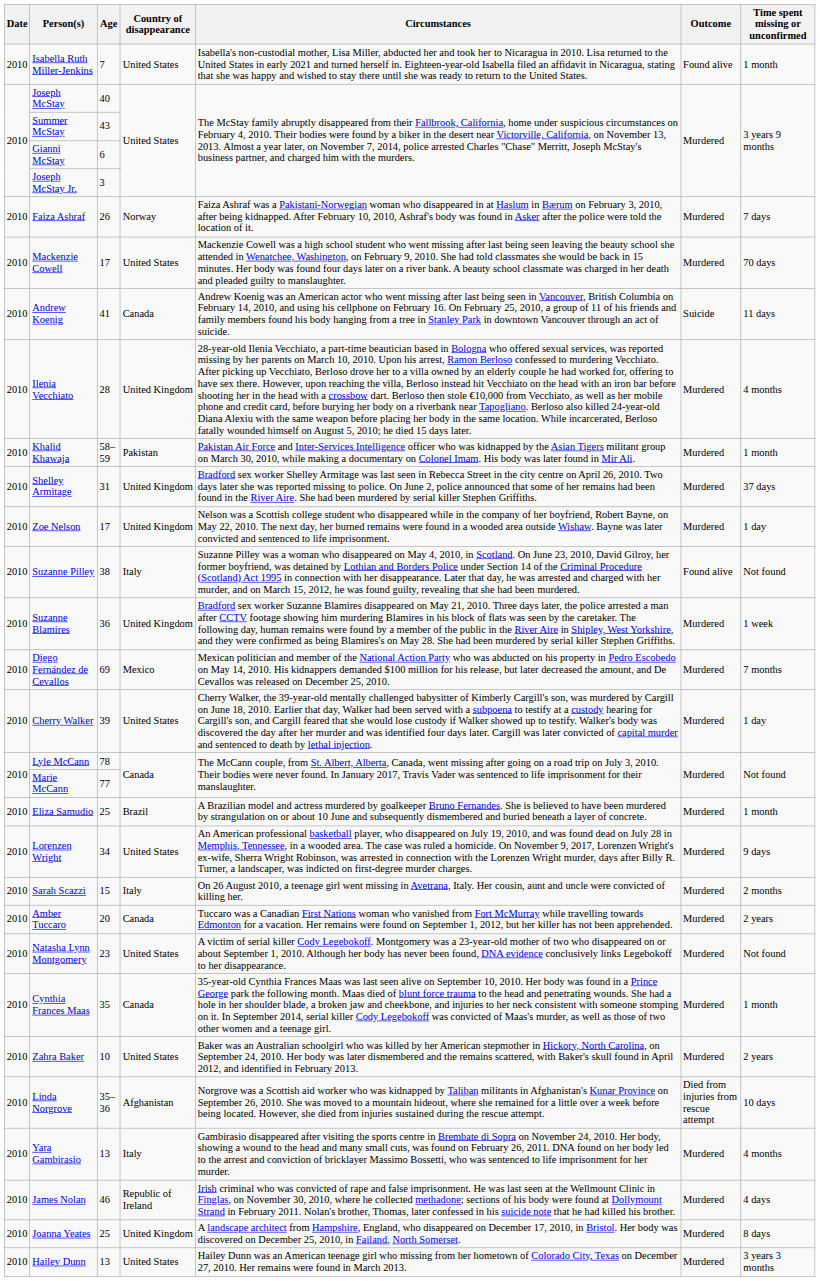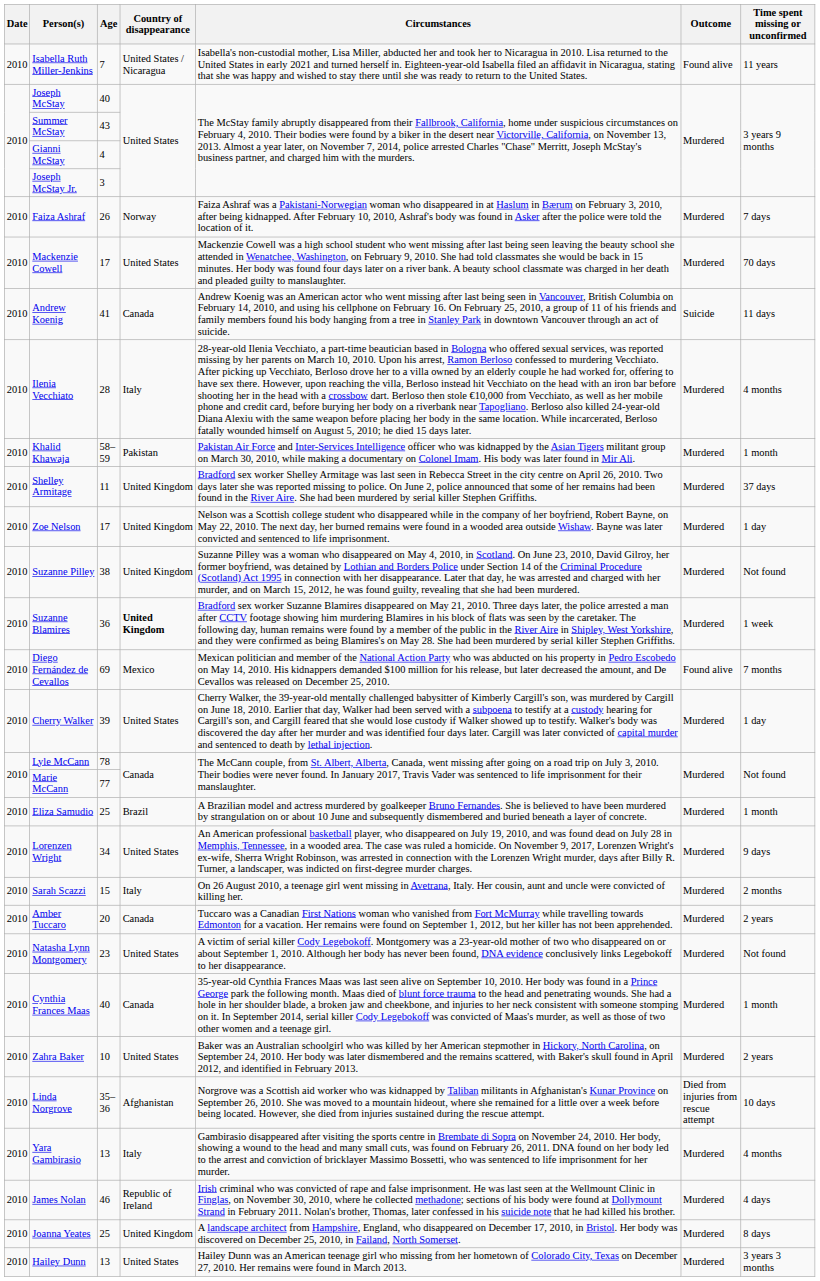(151, 64) United States -> (153, 64) United States / Nicaragua
(761, 64) 1 month -> (761, 64) 11 years
(102, 154) 6 -> (102, 154) 4
(158, 389) United Kingdom -> (132, 389) Italy
(105, 486) 31 -> (105, 486) 11
(132, 572) Italy -> (158, 572) United Kingdom
(708, 572) Found alive -> (704, 572) Murdered
(158, 623) normal -> (143, 623) bold
(704, 669) Murdered -> (708, 669) Found alive
(105, 1005) 35 -> (105, 1005) 40
